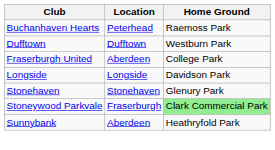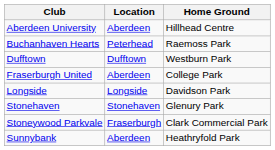+ row: (51, 28)
(217, 106) lightgreen background -> (217, 122) no background
